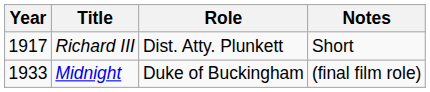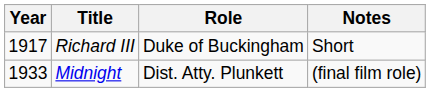(213, 45) Dist. Atty. Plunkett -> (223, 45) Duke of Buckingham
(223, 73) Duke of Buckingham -> (213, 73) Dist. Atty. Plunkett
